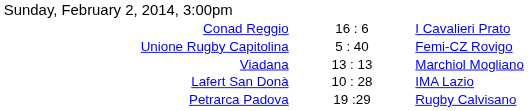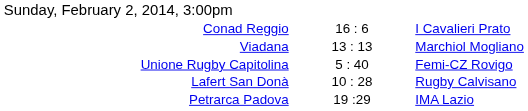rows swapped: (264, 64) <-> (215, 46)
(445, 82) IMA Lazio -> (466, 82) Rugby Calvisano
(466, 99) Rugby Calvisano -> (445, 99) IMA Lazio
